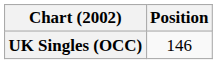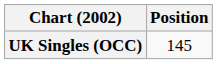(179, 44) 146 -> (179, 44) 145
